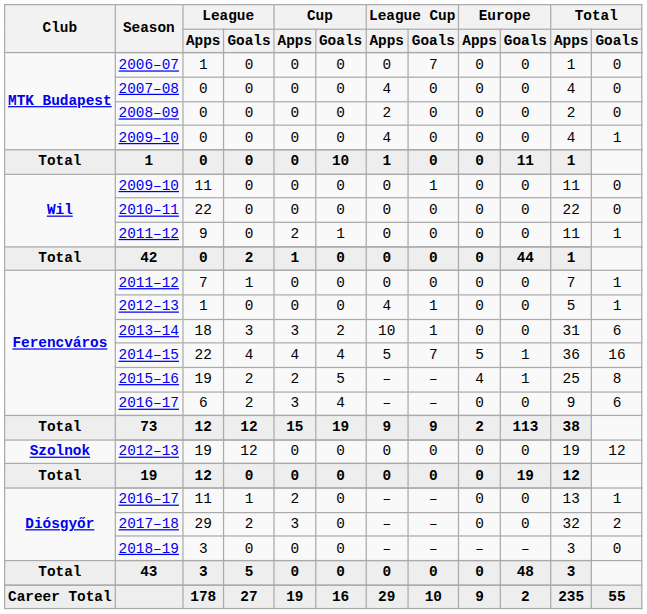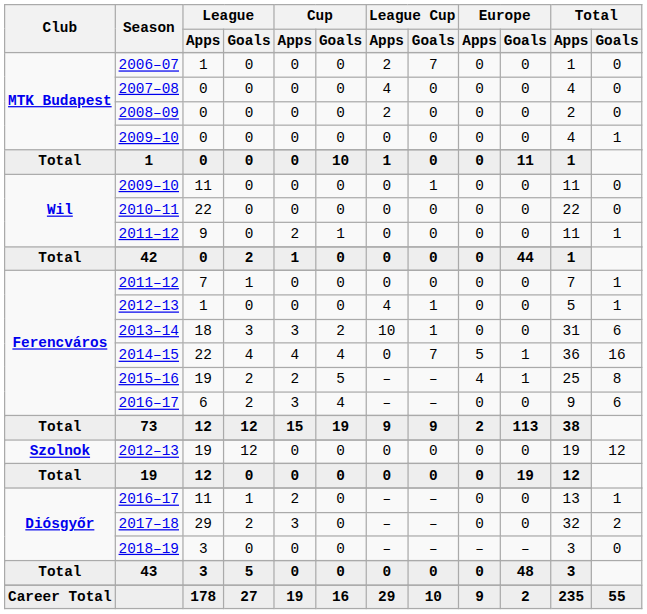(387, 65) 0 -> (387, 65) 2
(387, 137) 4 -> (387, 137) 0
(387, 355) 5 -> (387, 355) 0
